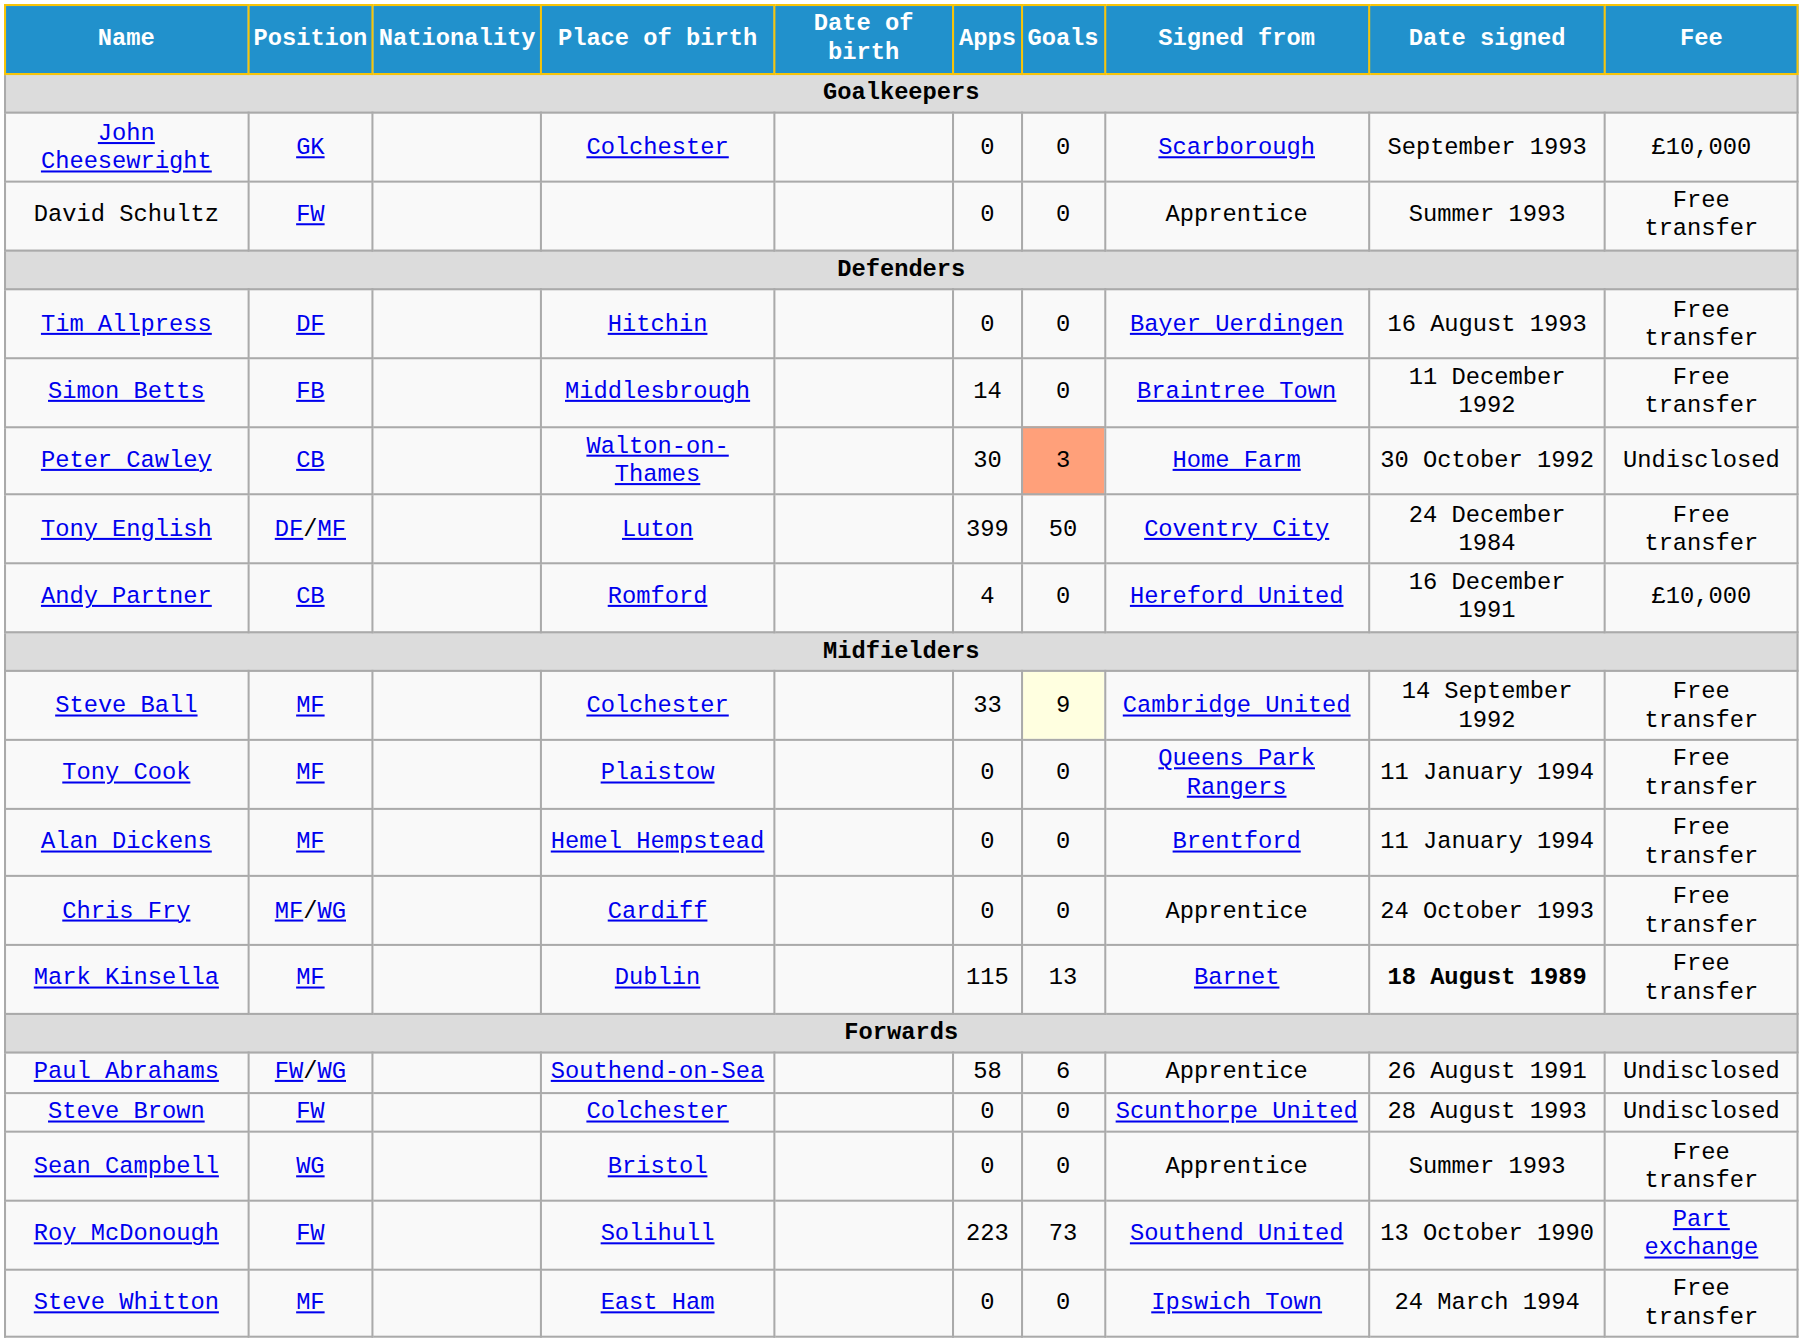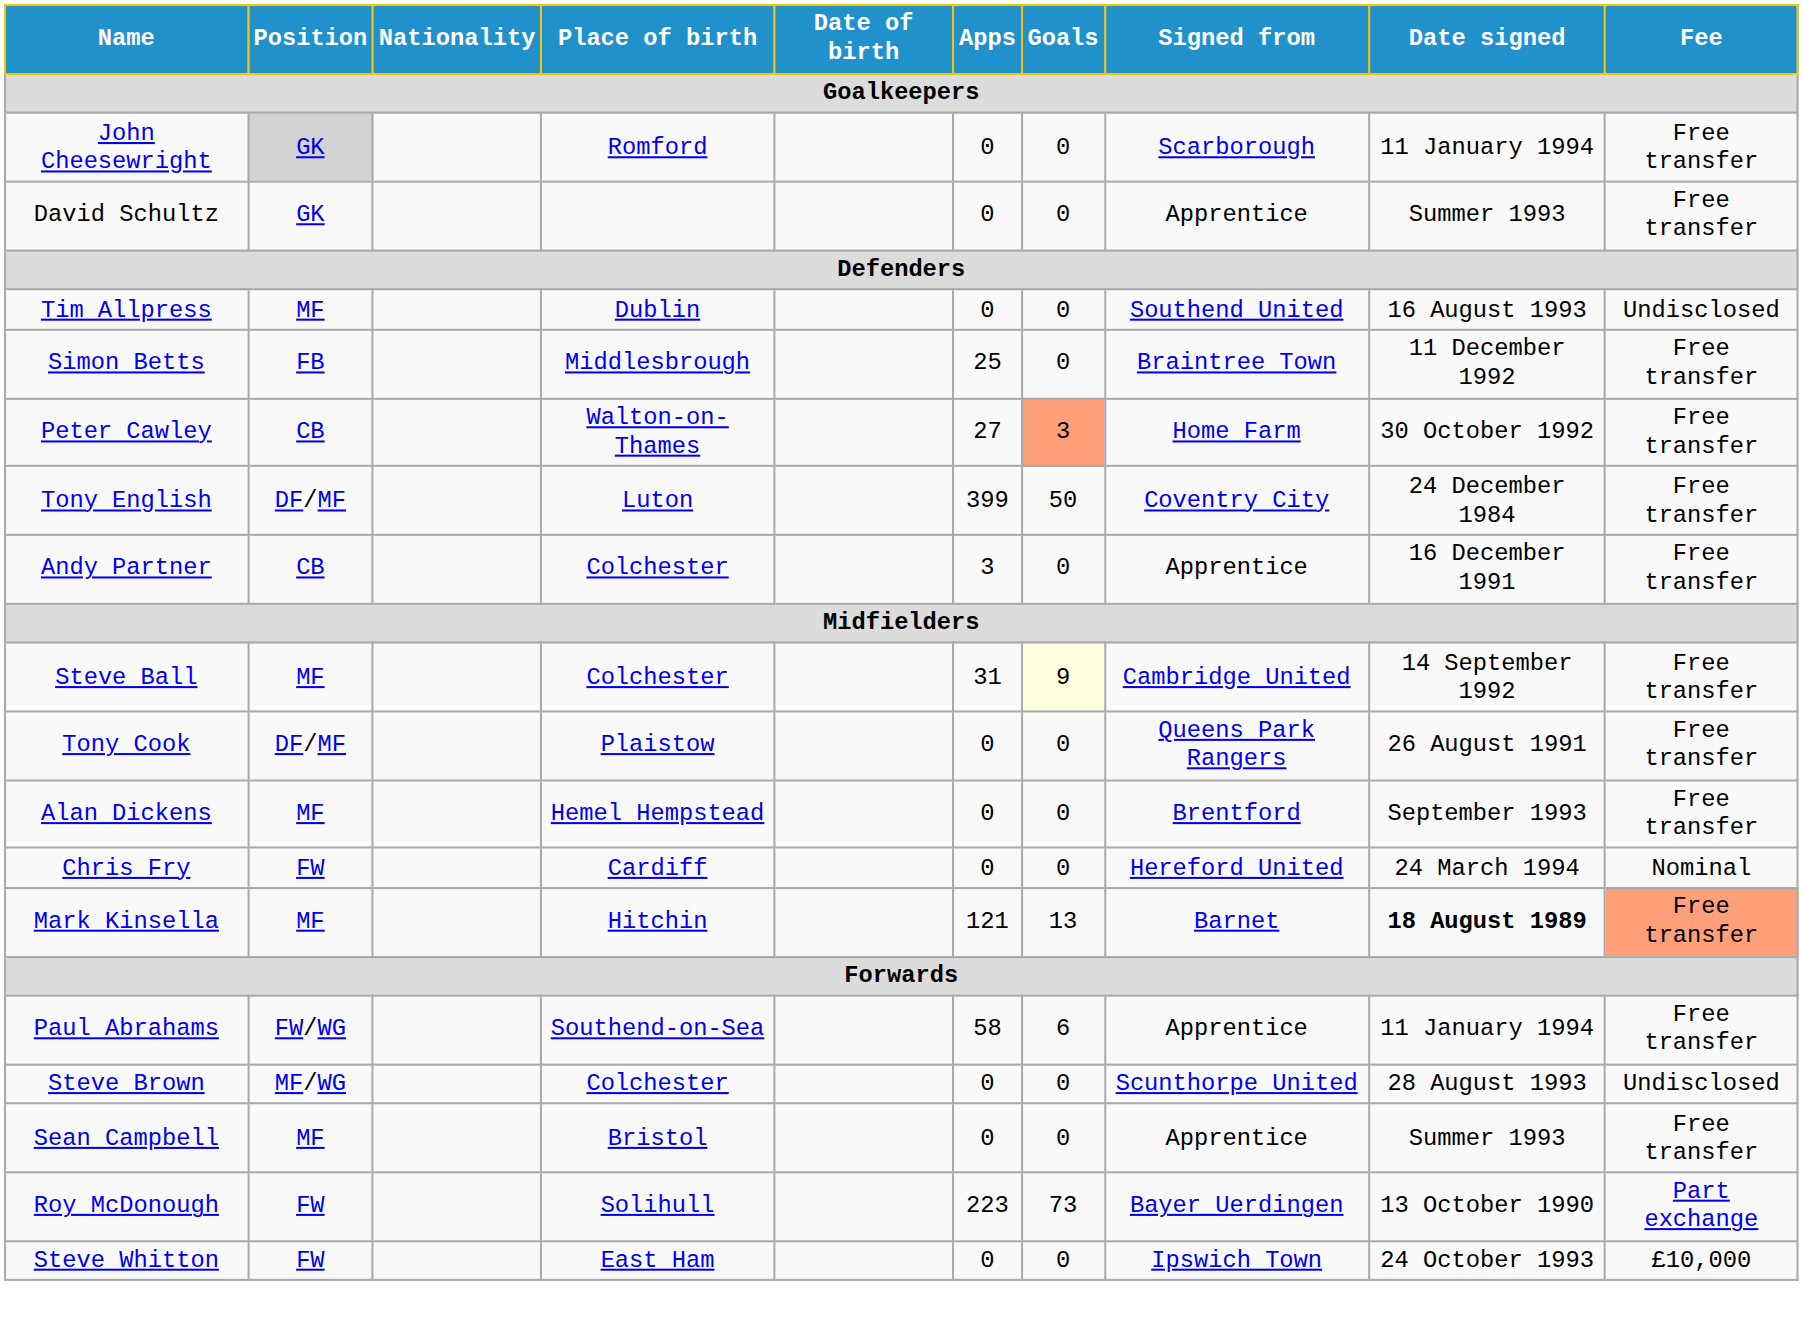(310, 147) no background -> (310, 147) lightgrey background
(658, 147) Colchester -> (658, 147) Romford
(1487, 147) September 1993 -> (1487, 147) 11 January 1994
(1701, 147) £10,000 -> (1701, 147) Free transfer
(310, 215) FW -> (310, 215) GK
(310, 324) DF -> (310, 309) MF
(658, 324) Hitchin -> (658, 309) Dublin
(1237, 324) Bayer Uerdingen -> (1237, 309) Southend United
(1701, 324) Free transfer -> (1701, 309) Undisclosed
(987, 392) 14 -> (987, 364) 25
(987, 460) 30 -> (987, 432) 27
(1701, 460) Undisclosed -> (1701, 432) Free transfer
(658, 597) Romford -> (658, 569) Colchester
(987, 597) 4 -> (987, 569) 3
(1237, 597) Hereford United -> (1237, 569) Apprentice
(1701, 597) £10,000 -> (1701, 569) Free transfer
(987, 705) 33 -> (987, 677) 31
(310, 773) MF -> (310, 745) DF/MF
(1487, 773) 11 January 1994 -> (1487, 745) 26 August 1991
(1487, 842) 11 January 1994 -> (1487, 813) September 1993
(310, 910) MF/WG -> (310, 867) FW
(1237, 910) Apprentice -> (1237, 867) Hereford United
(1487, 910) 24 October 1993 -> (1487, 867) 24 March 1994
(1701, 910) Free transfer -> (1701, 867) Nominal
(658, 978) Dublin -> (658, 922) Hitchin
(987, 978) 115 -> (987, 922) 121
(1701, 978) no background -> (1701, 922) lightsalmon background
(1487, 1072) 26 August 1991 -> (1487, 1030) 11 January 1994
(1701, 1072) Undisclosed -> (1701, 1030) Free transfer
(310, 1112) FW -> (310, 1084) MF/WG
(310, 1166) WG -> (310, 1138) MF
(1237, 1235) Southend United -> (1237, 1206) Bayer Uerdingen
(310, 1303) MF -> (310, 1260) FW
(1487, 1303) 24 March 1994 -> (1487, 1260) 24 October 1993
(1701, 1303) Free transfer -> (1701, 1260) £10,000
